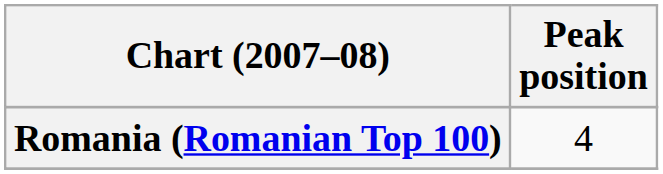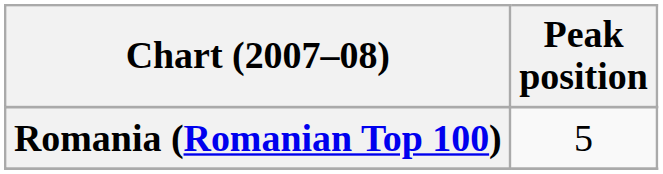(584, 137) 4 -> (584, 137) 5
